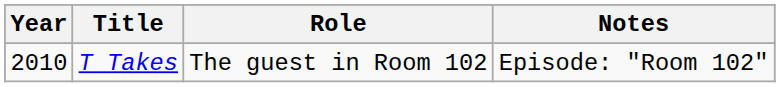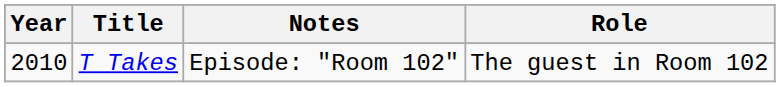columns swapped: (338, 24) <-> (634, 24)
